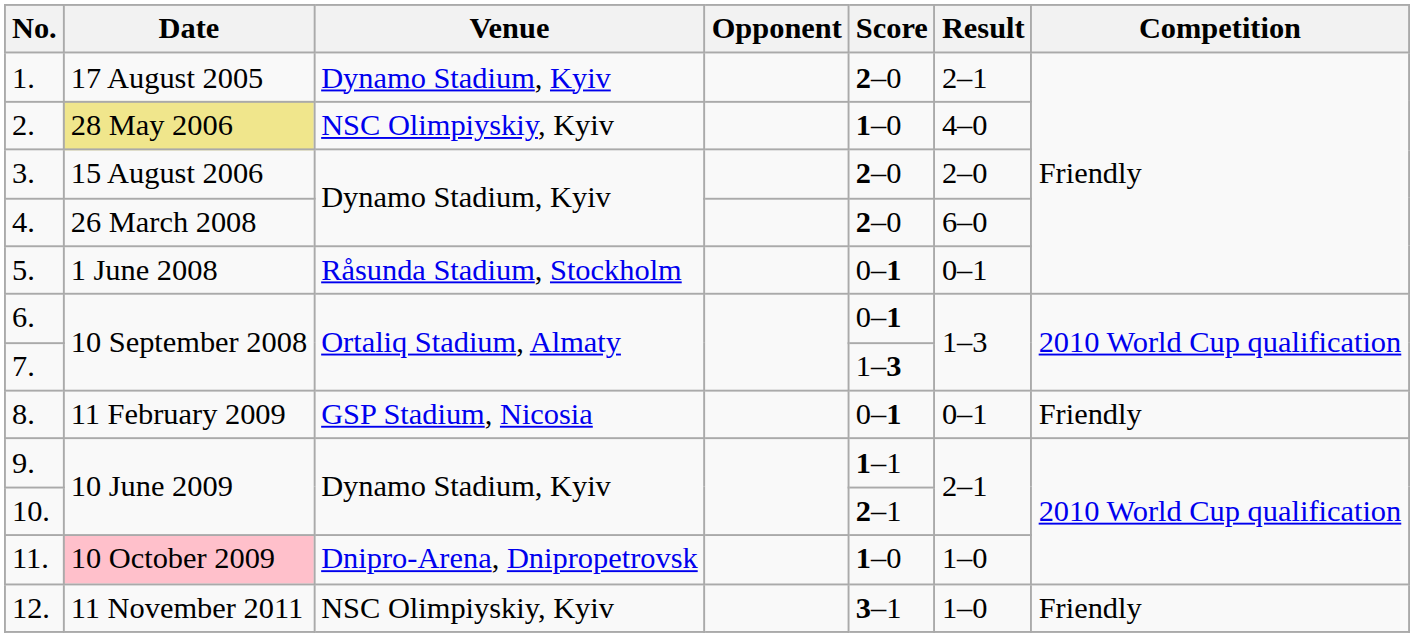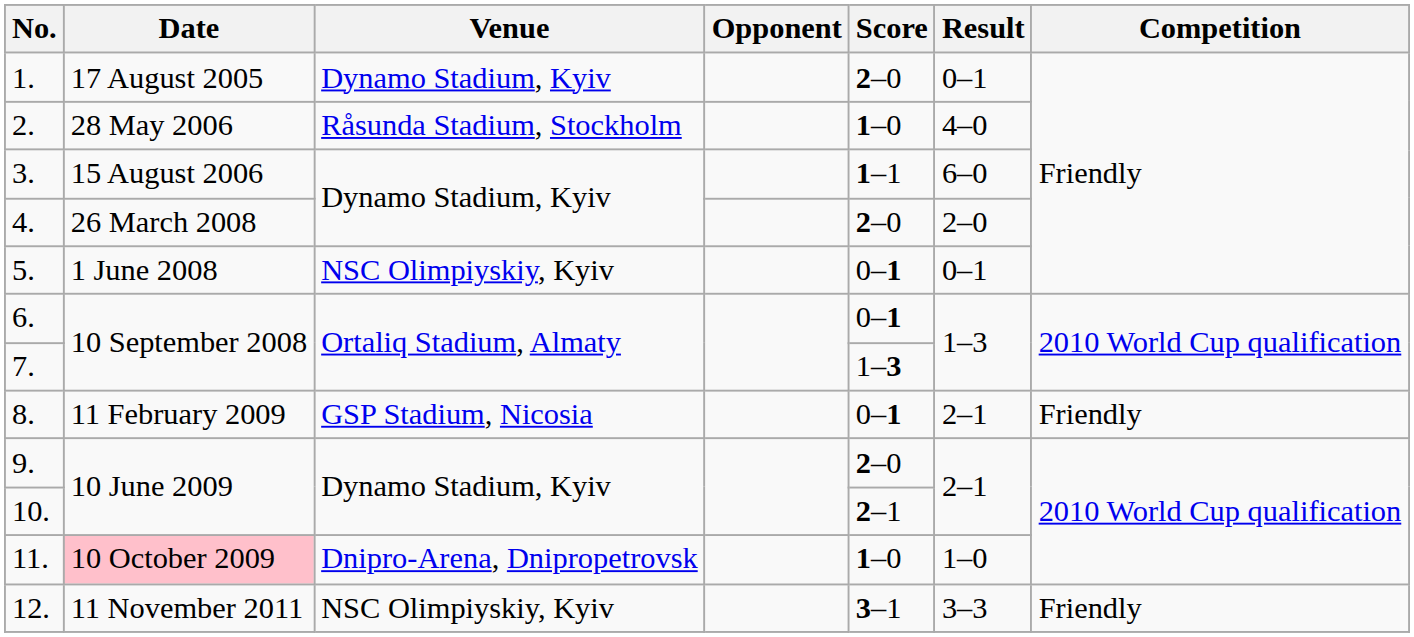(965, 76) 2–1 -> (965, 76) 0–1
(152, 125) khaki background -> (152, 125) no background
(468, 125) NSC Olimpiyskiy, Kyiv -> (501, 125) Råsunda Stadium, Stockholm
(879, 173) 2–0 -> (879, 173) 1–1
(965, 173) 2–0 -> (965, 173) 6–0
(965, 221) 6–0 -> (965, 221) 2–0
(501, 269) Råsunda Stadium, Stockholm -> (468, 269) NSC Olimpiyskiy, Kyiv
(965, 414) 0–1 -> (965, 414) 2–1
(879, 462) 1–1 -> (879, 462) 2–0
(965, 607) 1–0 -> (965, 607) 3–3
